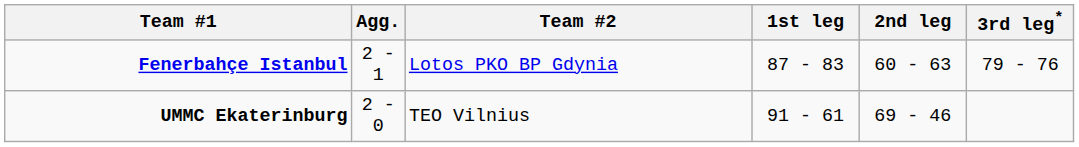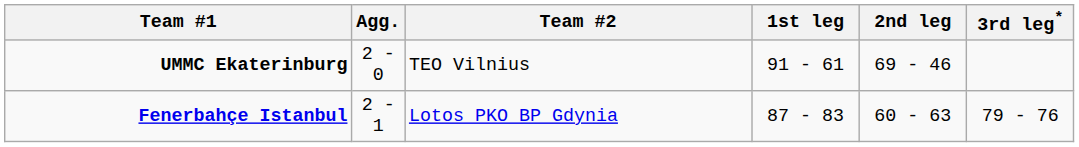rows swapped: (254, 116) <-> (243, 65)
